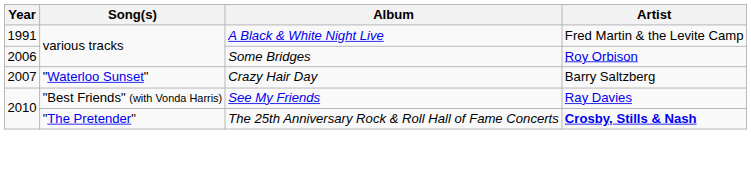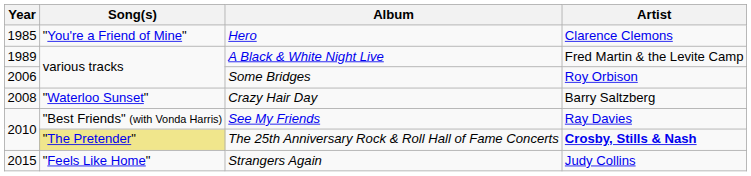+ row: (242, 35)
(22, 35) 1991 -> (22, 56) 1989
(22, 77) 2007 -> (22, 98) 2008
(89, 118) no background -> (89, 139) khaki background
+ row: (275, 160)
